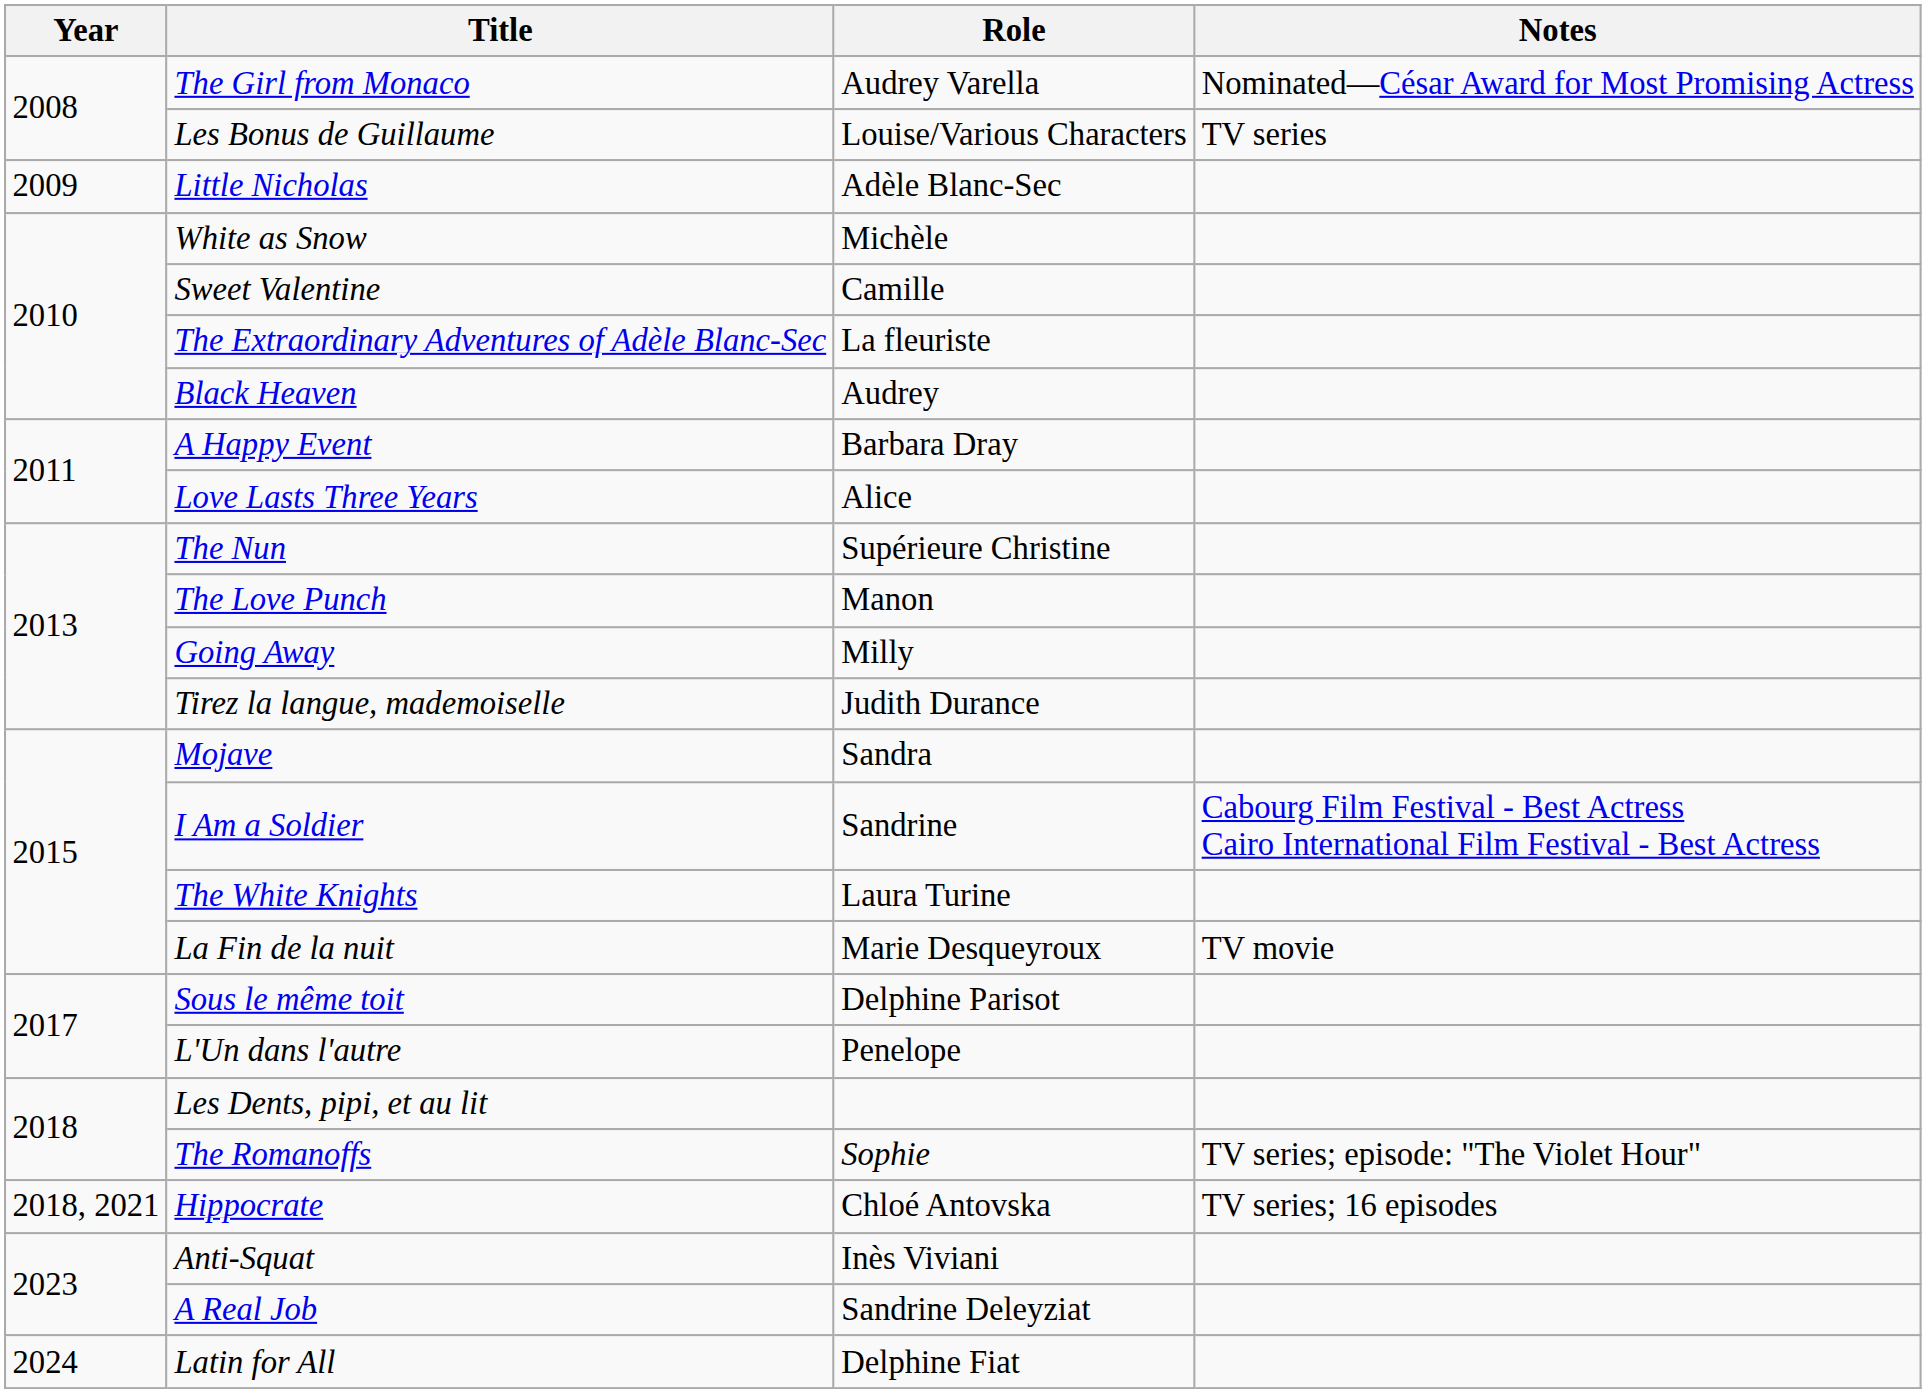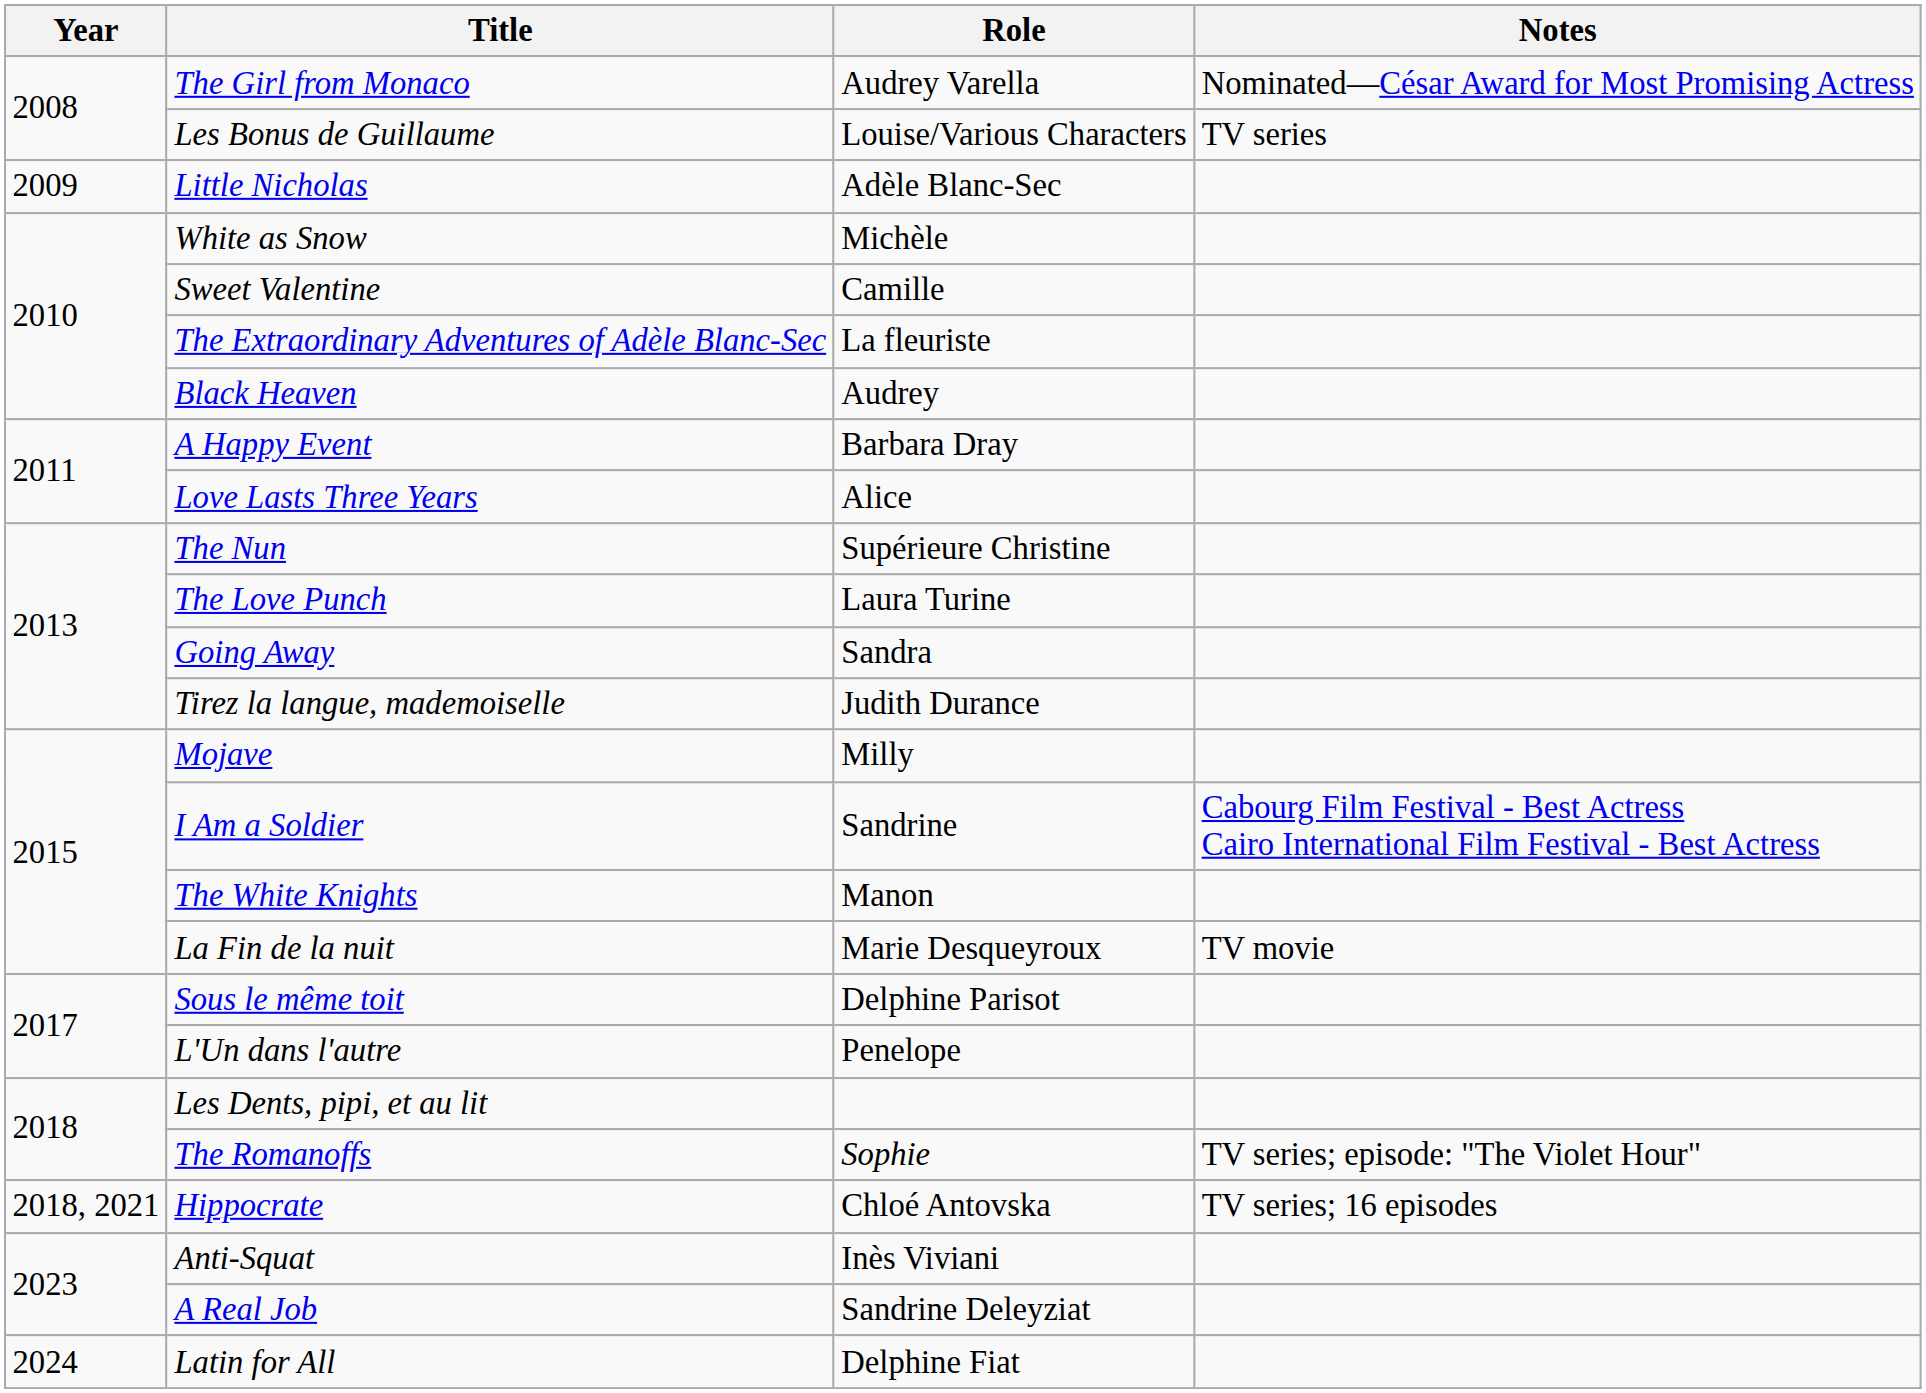(887, 599) Manon -> (926, 599) Laura Turine
(878, 651) Milly -> (887, 651) Sandra
(887, 755) Sandra -> (878, 755) Milly
(926, 895) Laura Turine -> (887, 895) Manon
